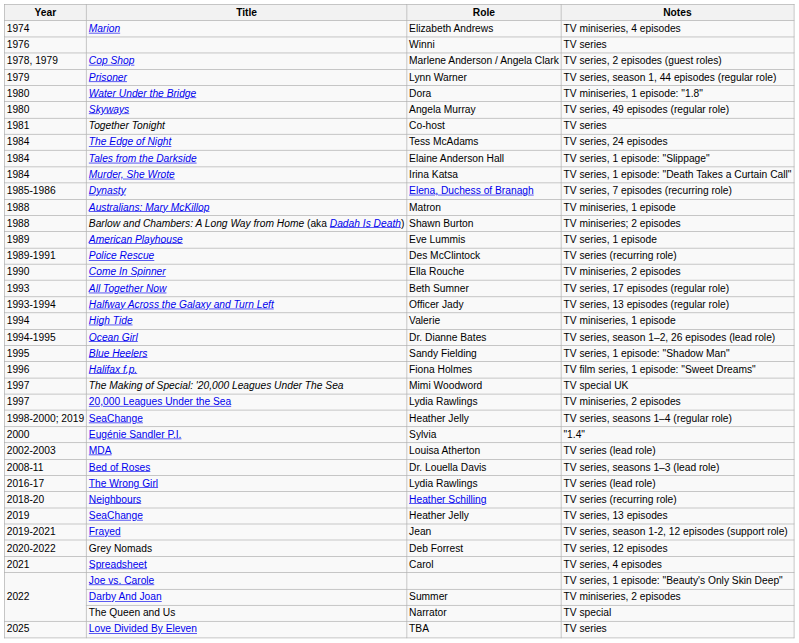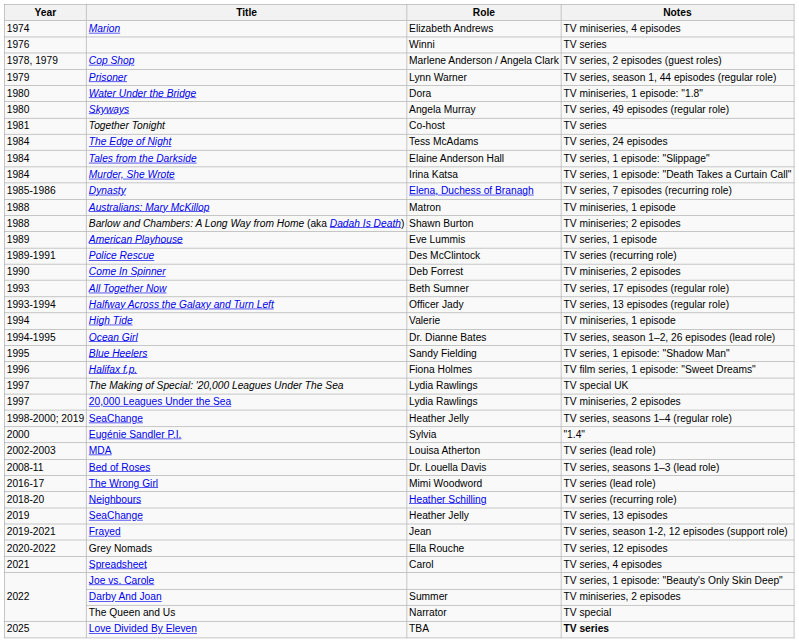(437, 272) Ella Rouche -> (436, 272) Deb Forrest
(446, 386) Mimi Woodword -> (443, 386) Lydia Rawlings
(443, 483) Lydia Rawlings -> (446, 483) Mimi Woodword
(436, 548) Deb Forrest -> (437, 548) Ella Rouche
(585, 629) normal -> (586, 629) bold
